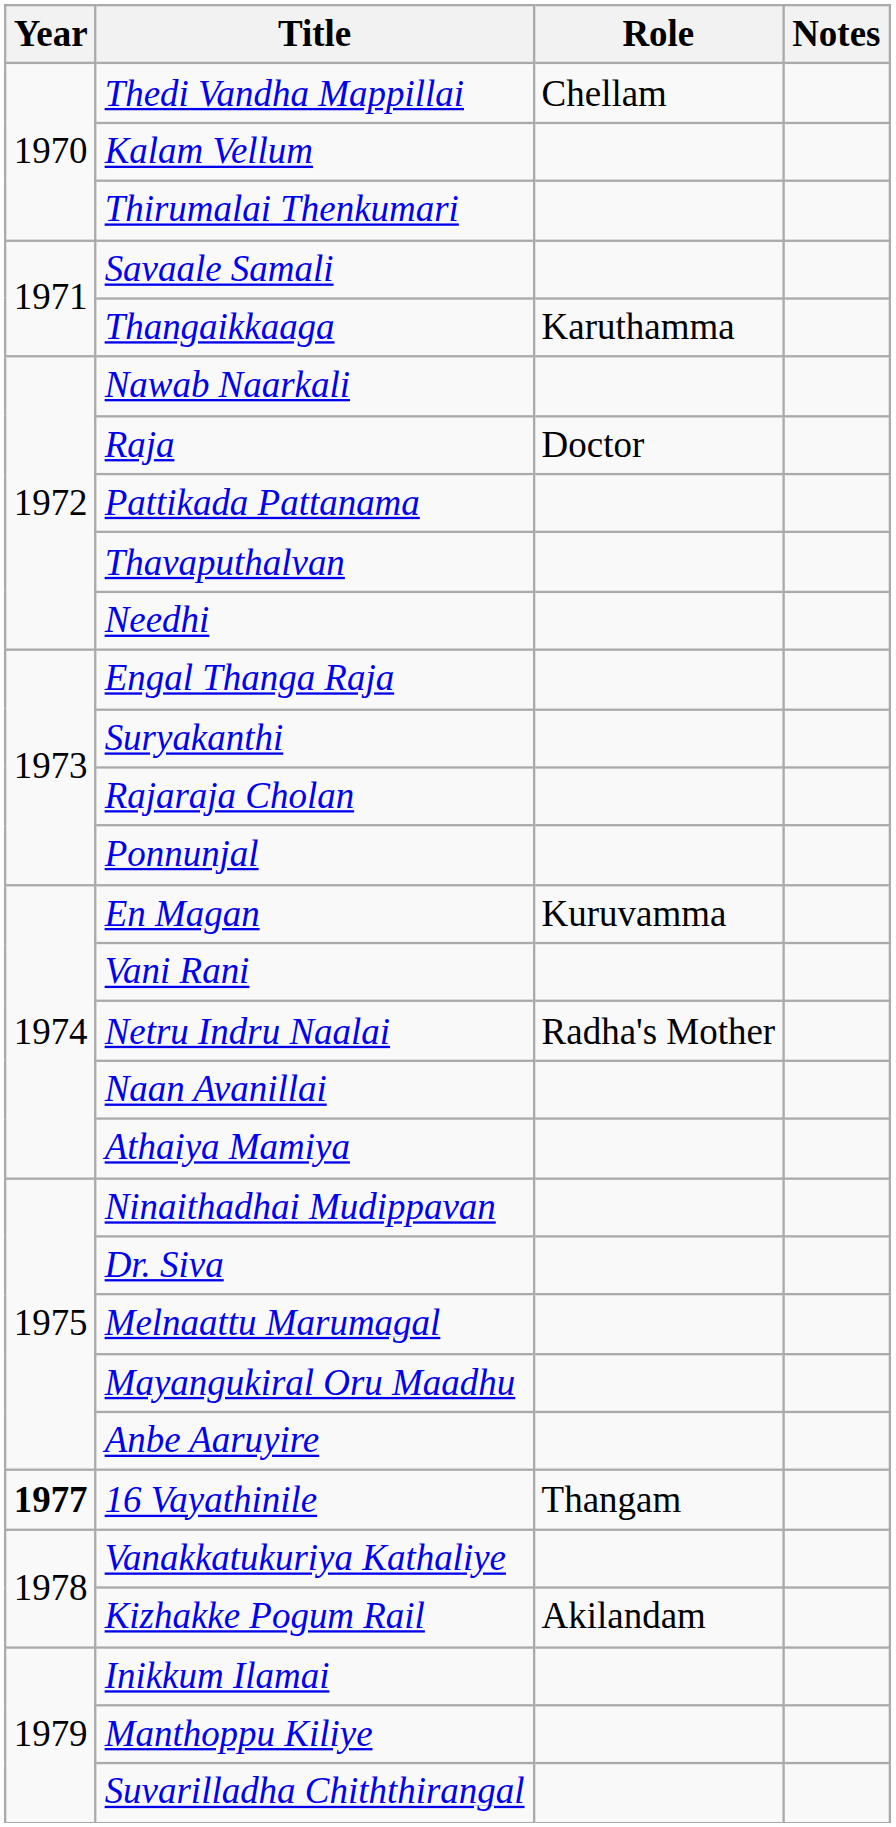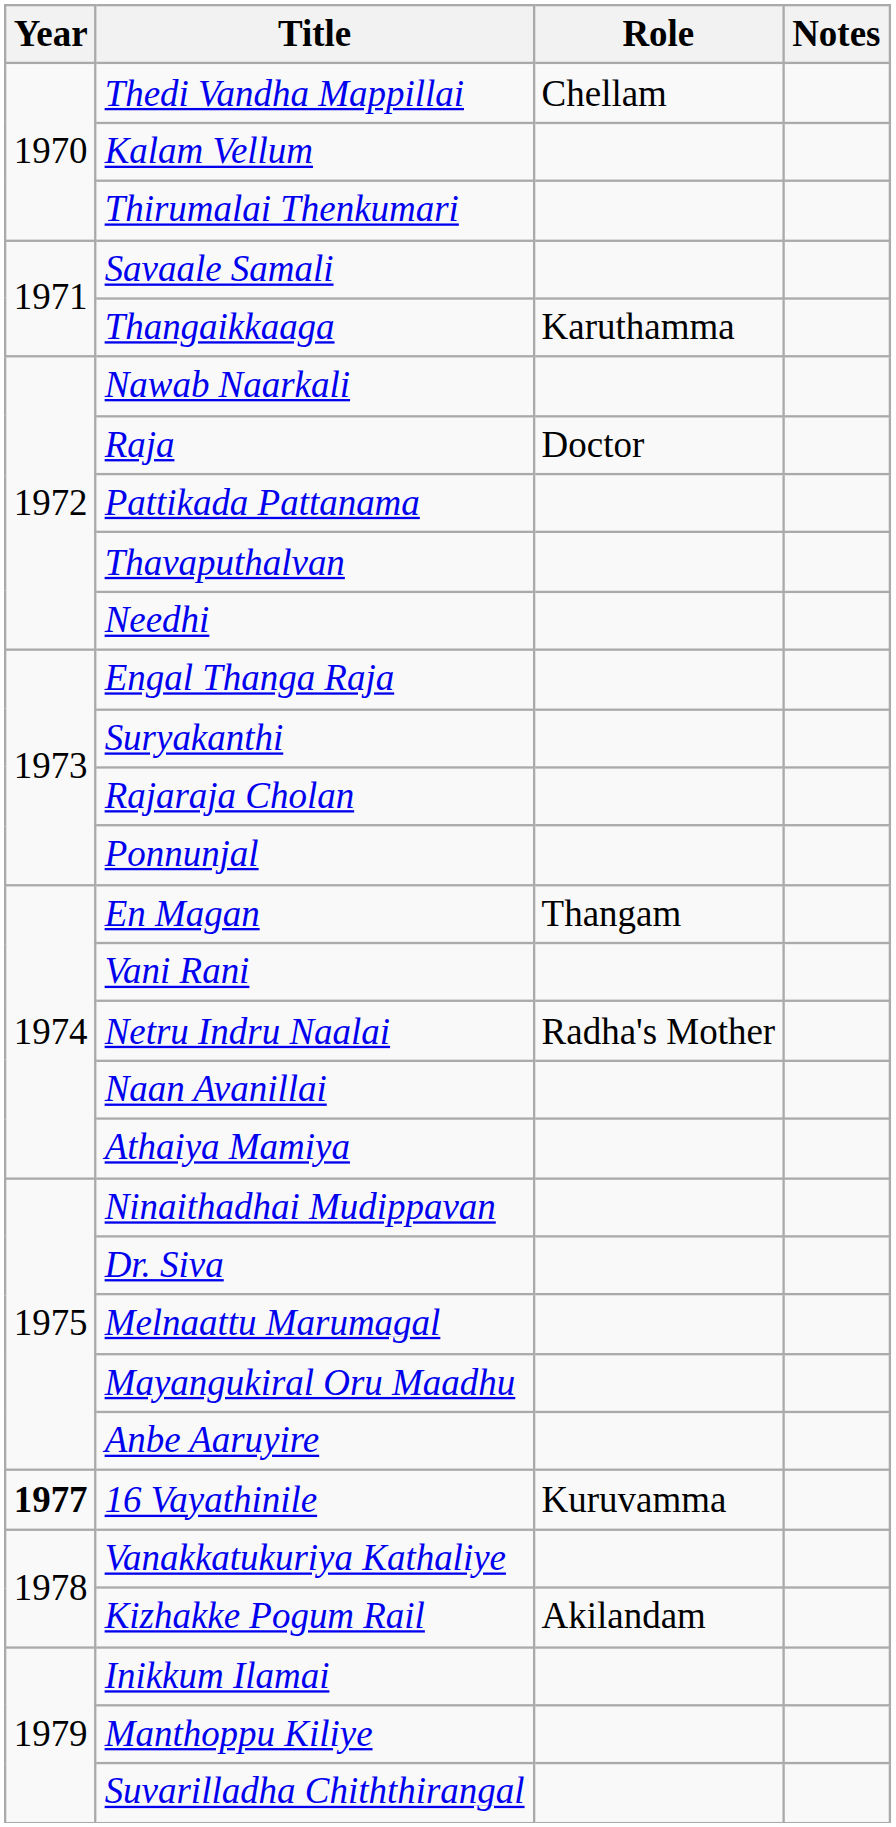(634, 913) Kuruvamma -> (611, 913) Thangam
(611, 1499) Thangam -> (634, 1499) Kuruvamma
